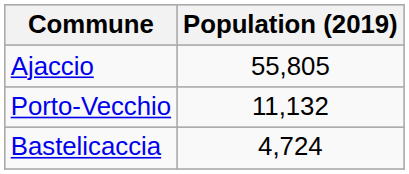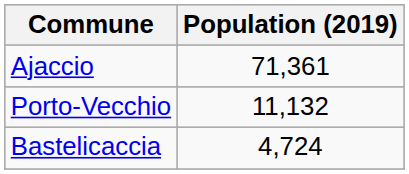(290, 65) 55,805 -> (290, 65) 71,361
